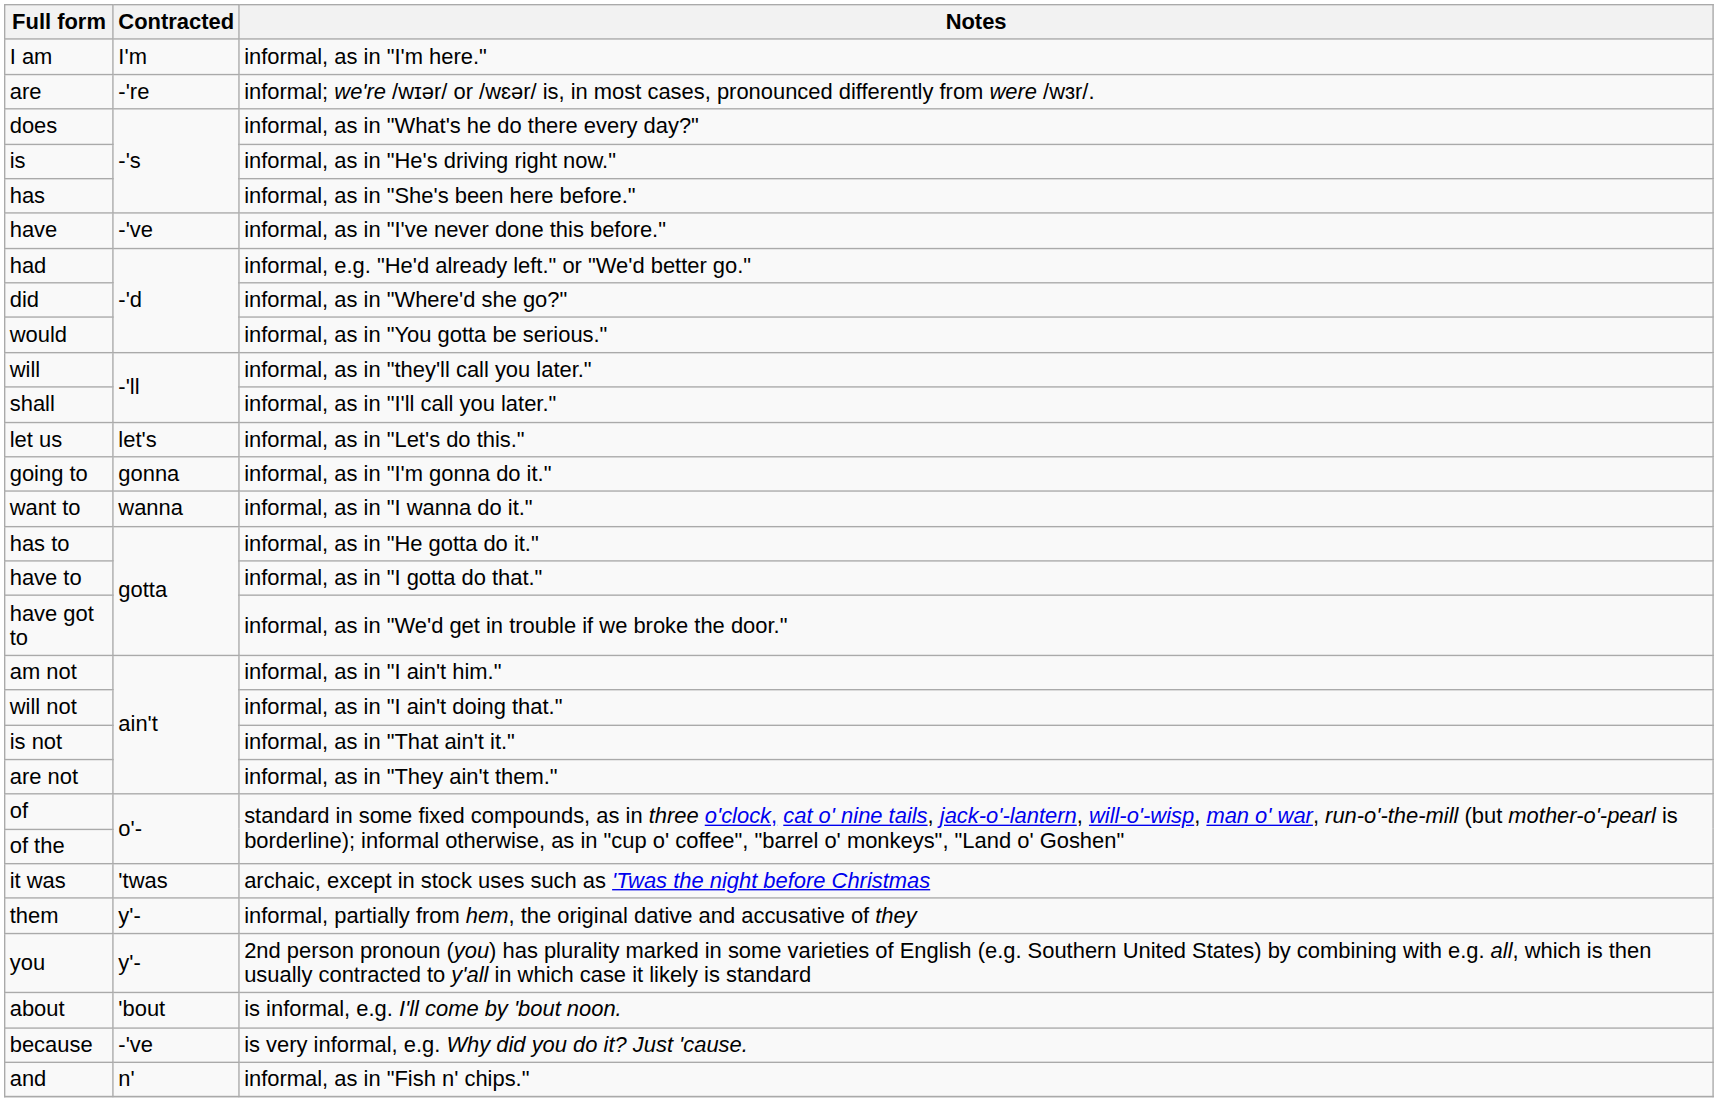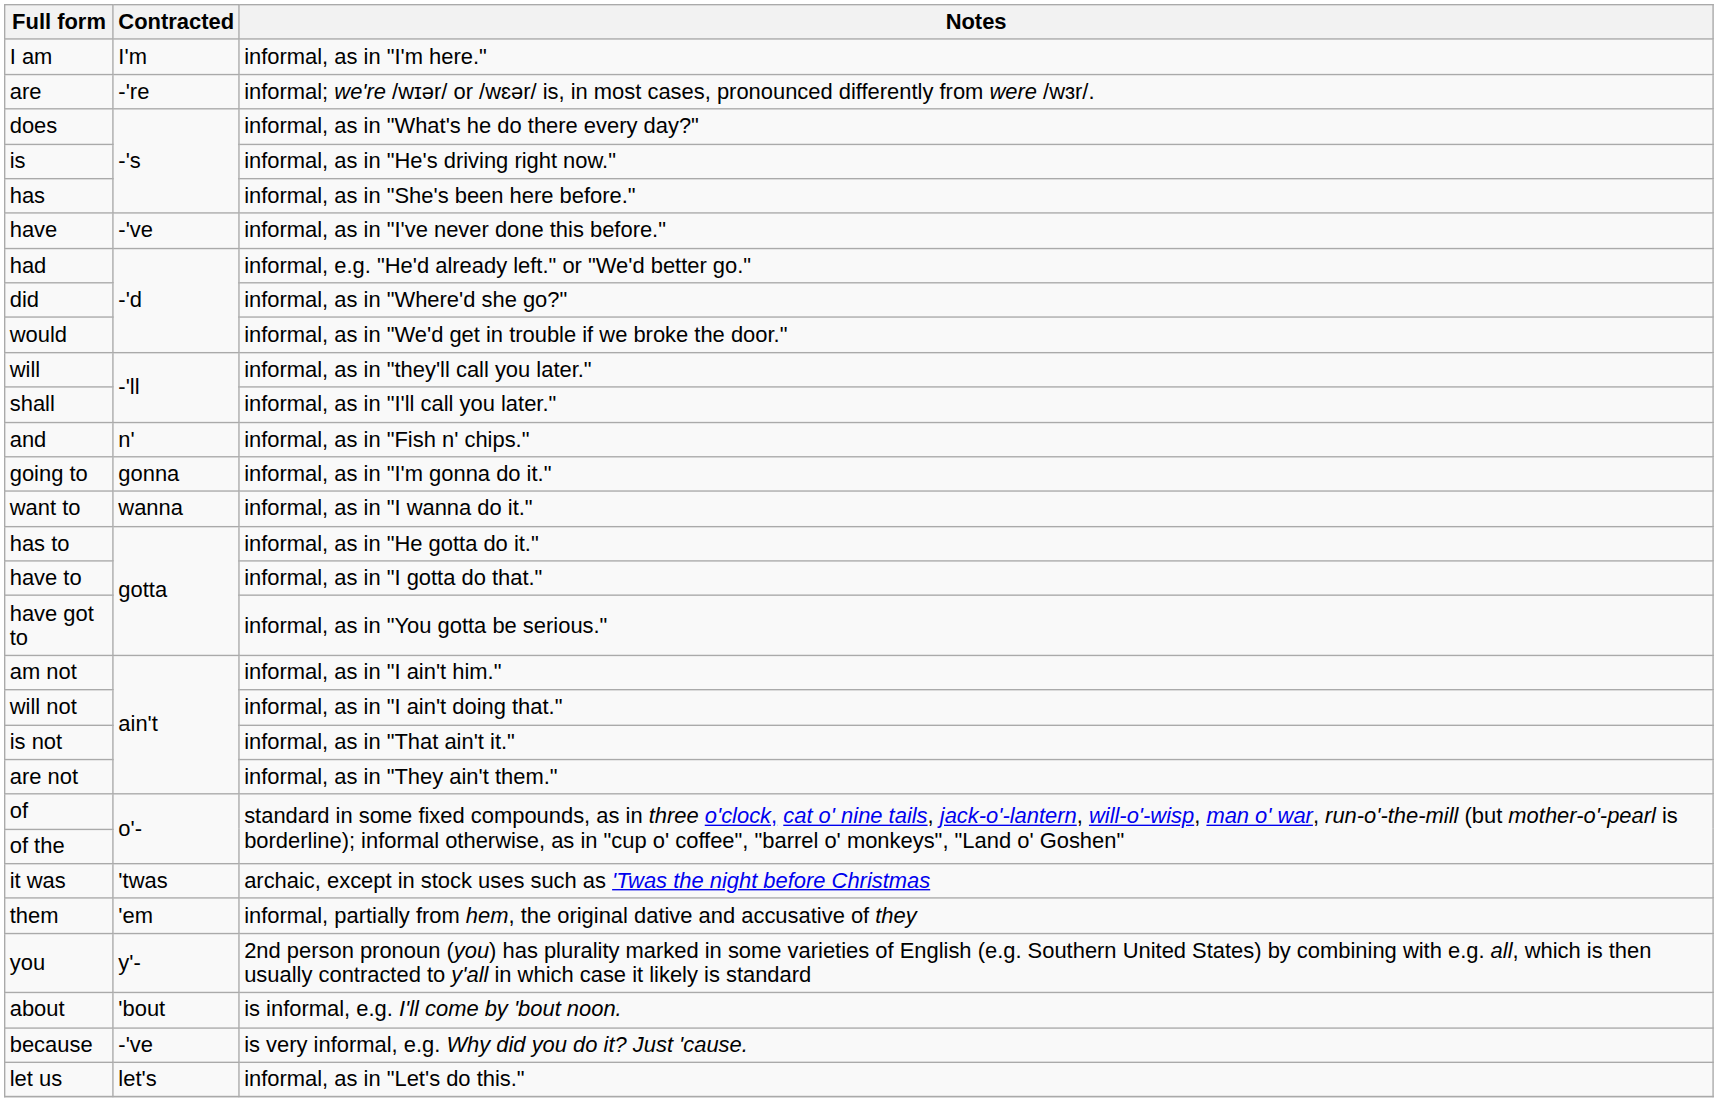(426, 334) informal, as in "You gotta be serious." -> (516, 334) informal, as in "We'd get in trouble if we broke the door."
rows swapped: (36, 439) <-> (28, 1079)
(516, 625) informal, as in "We'd get in trouble if we broke the door." -> (426, 625) informal, as in "You gotta be serious."
(130, 915) y'- -> (136, 915) 'em
